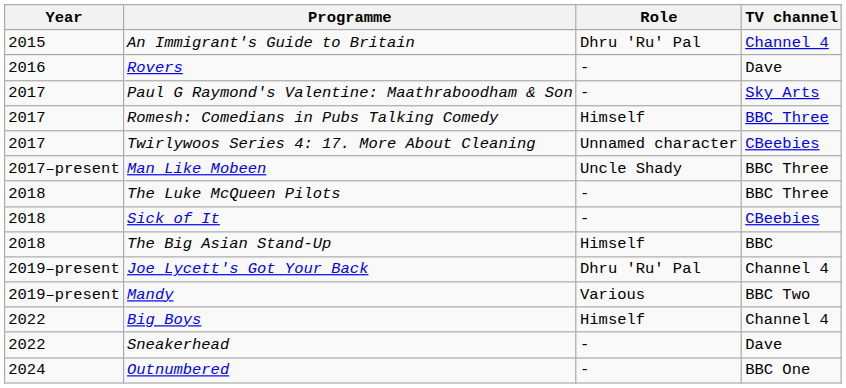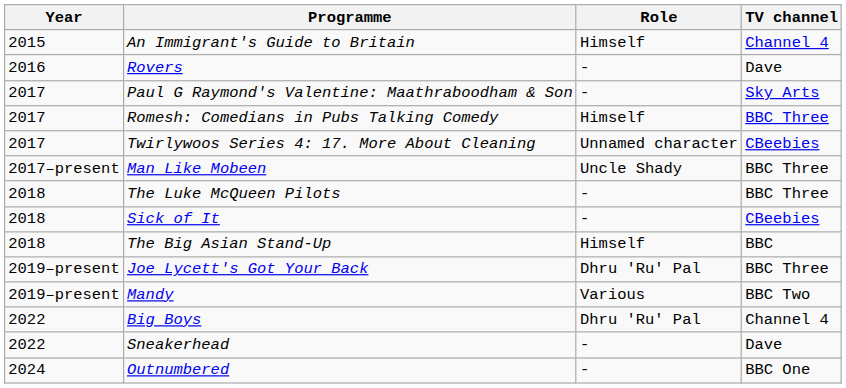(640, 42) Dhru 'Ru' Pal -> (613, 42) Himself
(787, 269) Channel 4 -> (787, 269) BBC Three
(613, 320) Himself -> (640, 320) Dhru 'Ru' Pal
